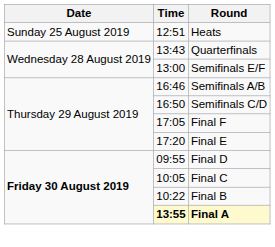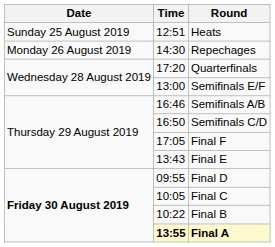+ row: (223, 50)
(171, 50) 13:43 -> (171, 68) 17:20
(171, 141) 17:20 -> (171, 159) 13:43
